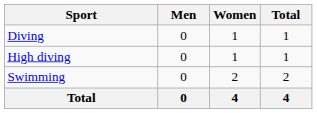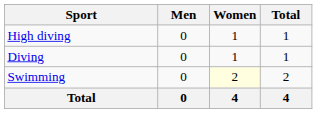rows swapped: (26, 35) <-> (39, 56)
(235, 77) no background -> (235, 77) lightyellow background
